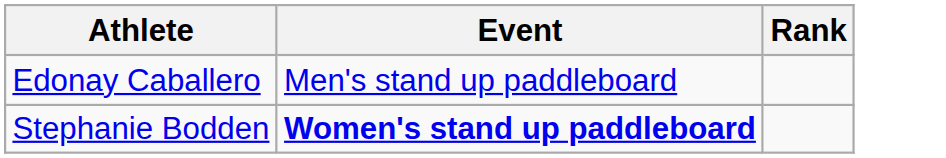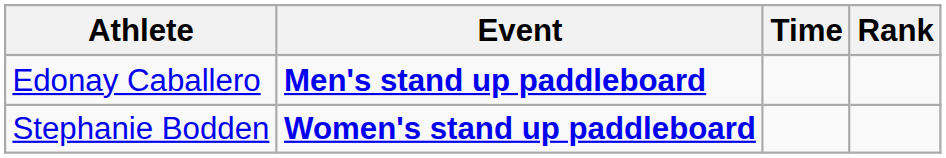+ column: (807, 30)
(481, 80) normal -> (495, 80) bold
